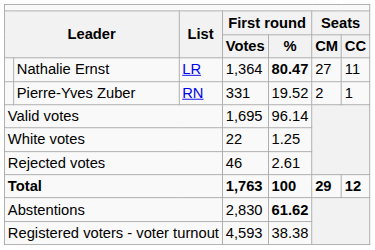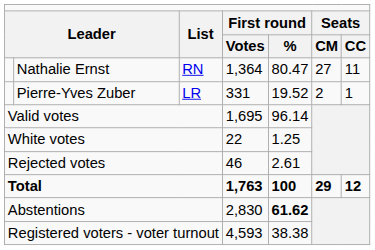(192, 69) LR -> (193, 69) RN
(290, 69) bold -> (290, 69) normal
(193, 92) RN -> (192, 92) LR
